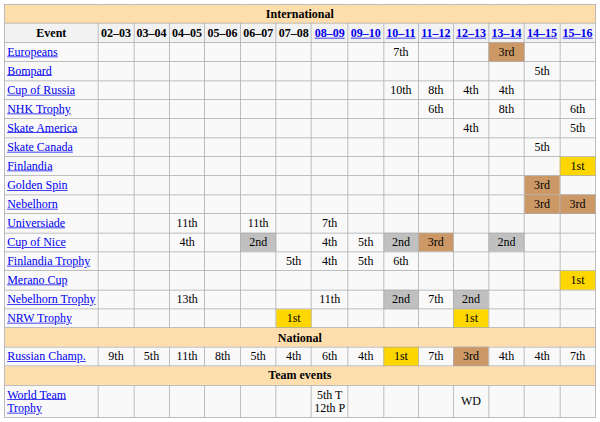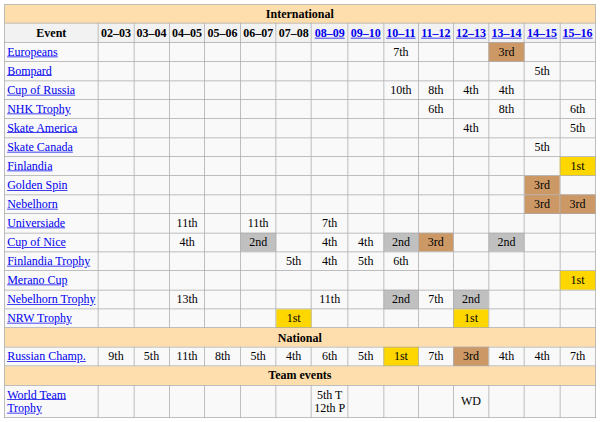(366, 242) 5th -> (366, 242) 4th
(366, 356) 4th -> (366, 356) 5th
